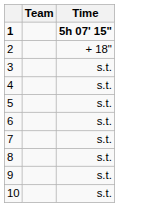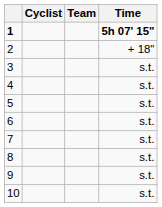+ column: (43, 13)
